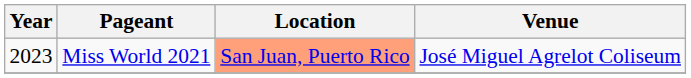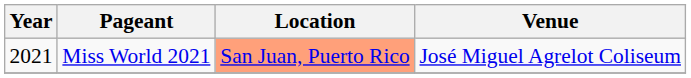(31, 55) 2023 -> (31, 55) 2021
